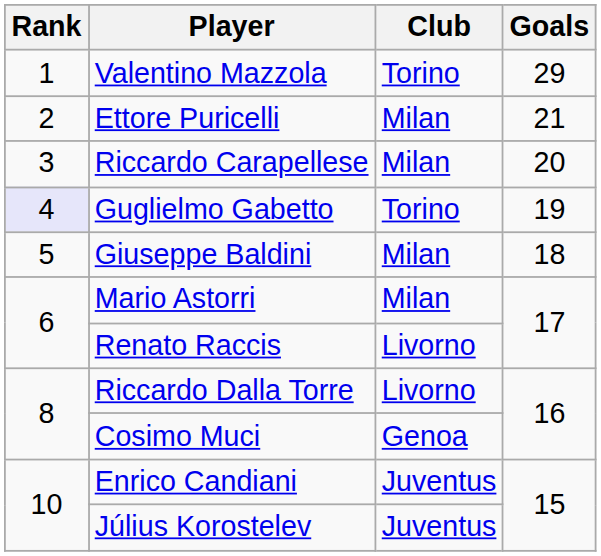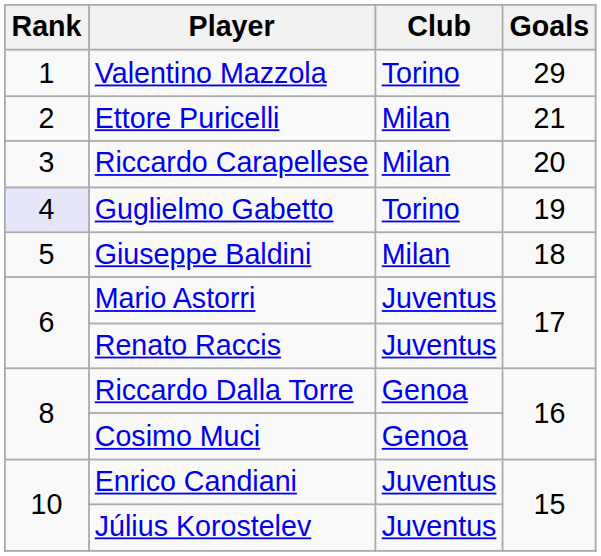(416, 299) Milan -> (439, 299) Juventus
(429, 345) Livorno -> (439, 345) Juventus
(429, 390) Livorno -> (425, 390) Genoa
